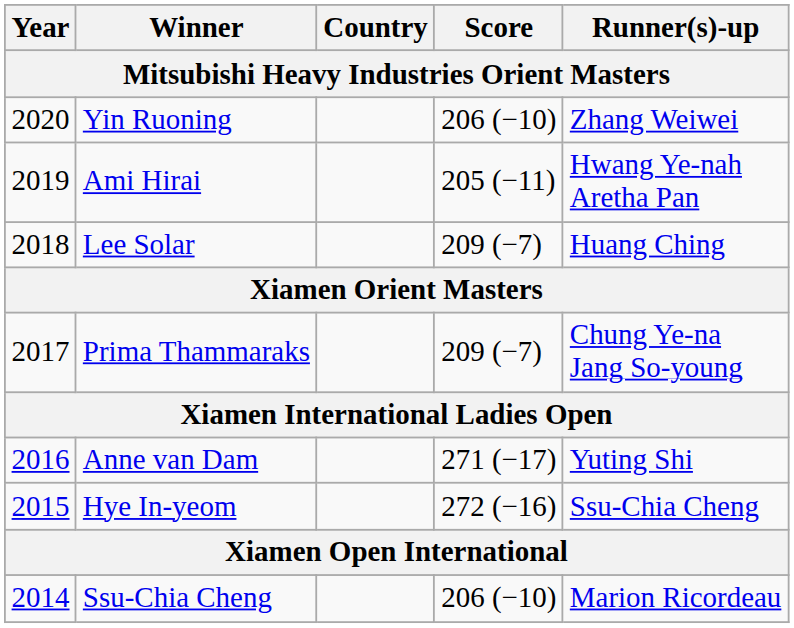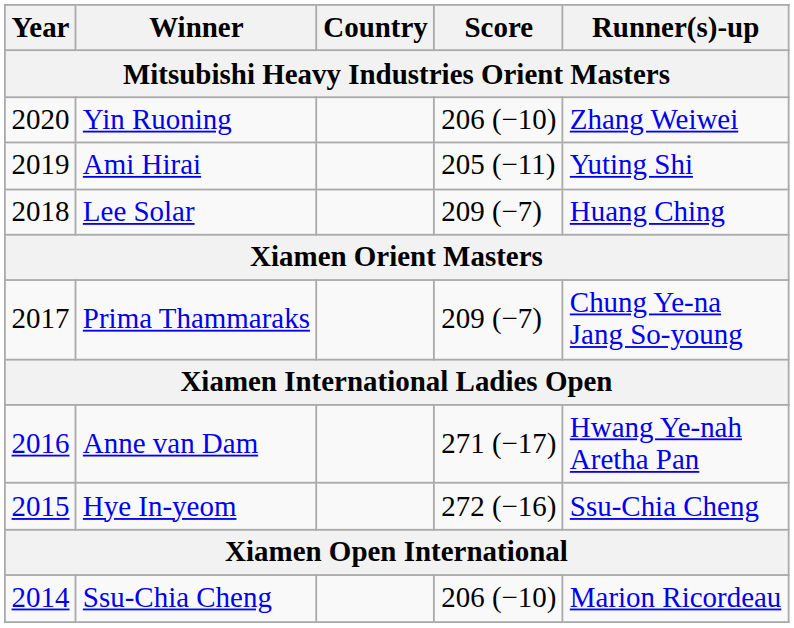(656, 181) Hwang Ye-nah Aretha Pan -> (631, 165) Yuting Shi
(631, 460) Yuting Shi -> (656, 443) Hwang Ye-nah Aretha Pan
